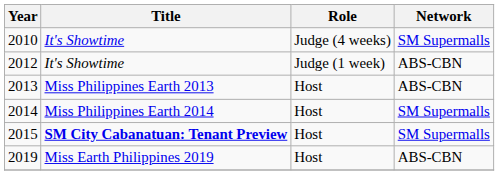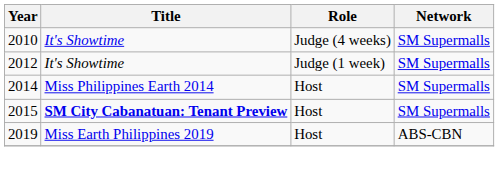(430, 63) ABS-CBN -> (444, 63) SM Supermalls
- row: (23, 87)
